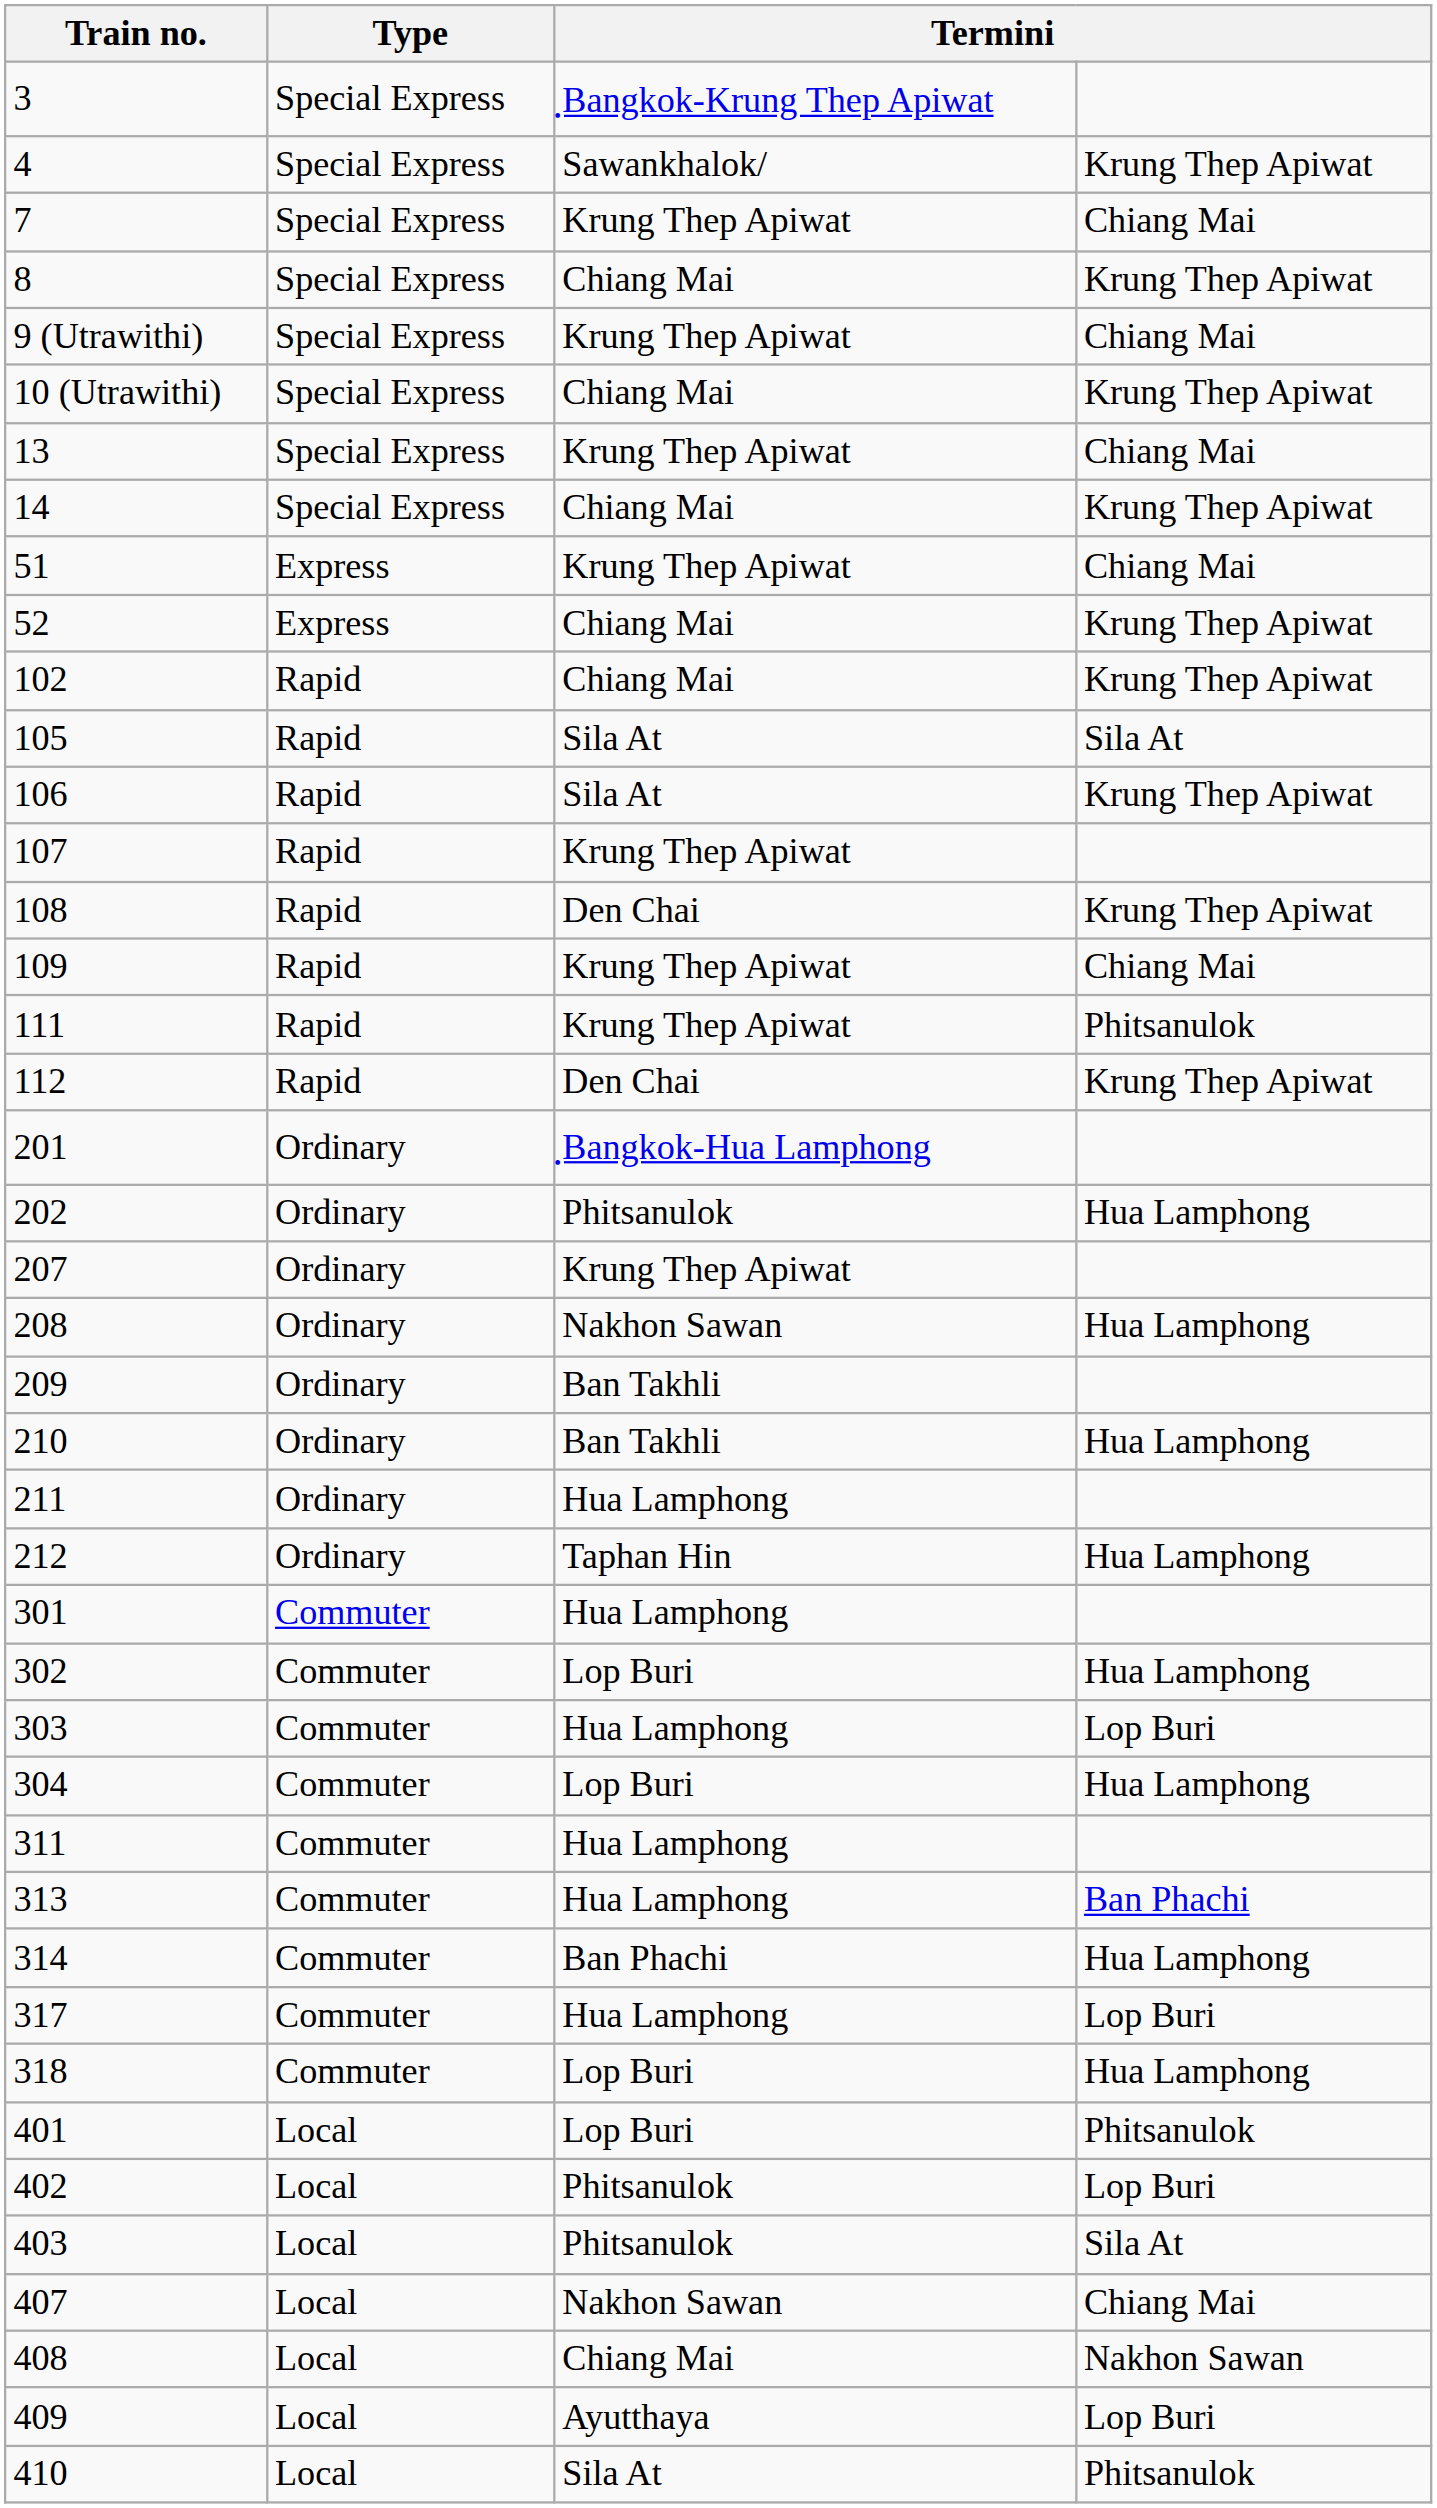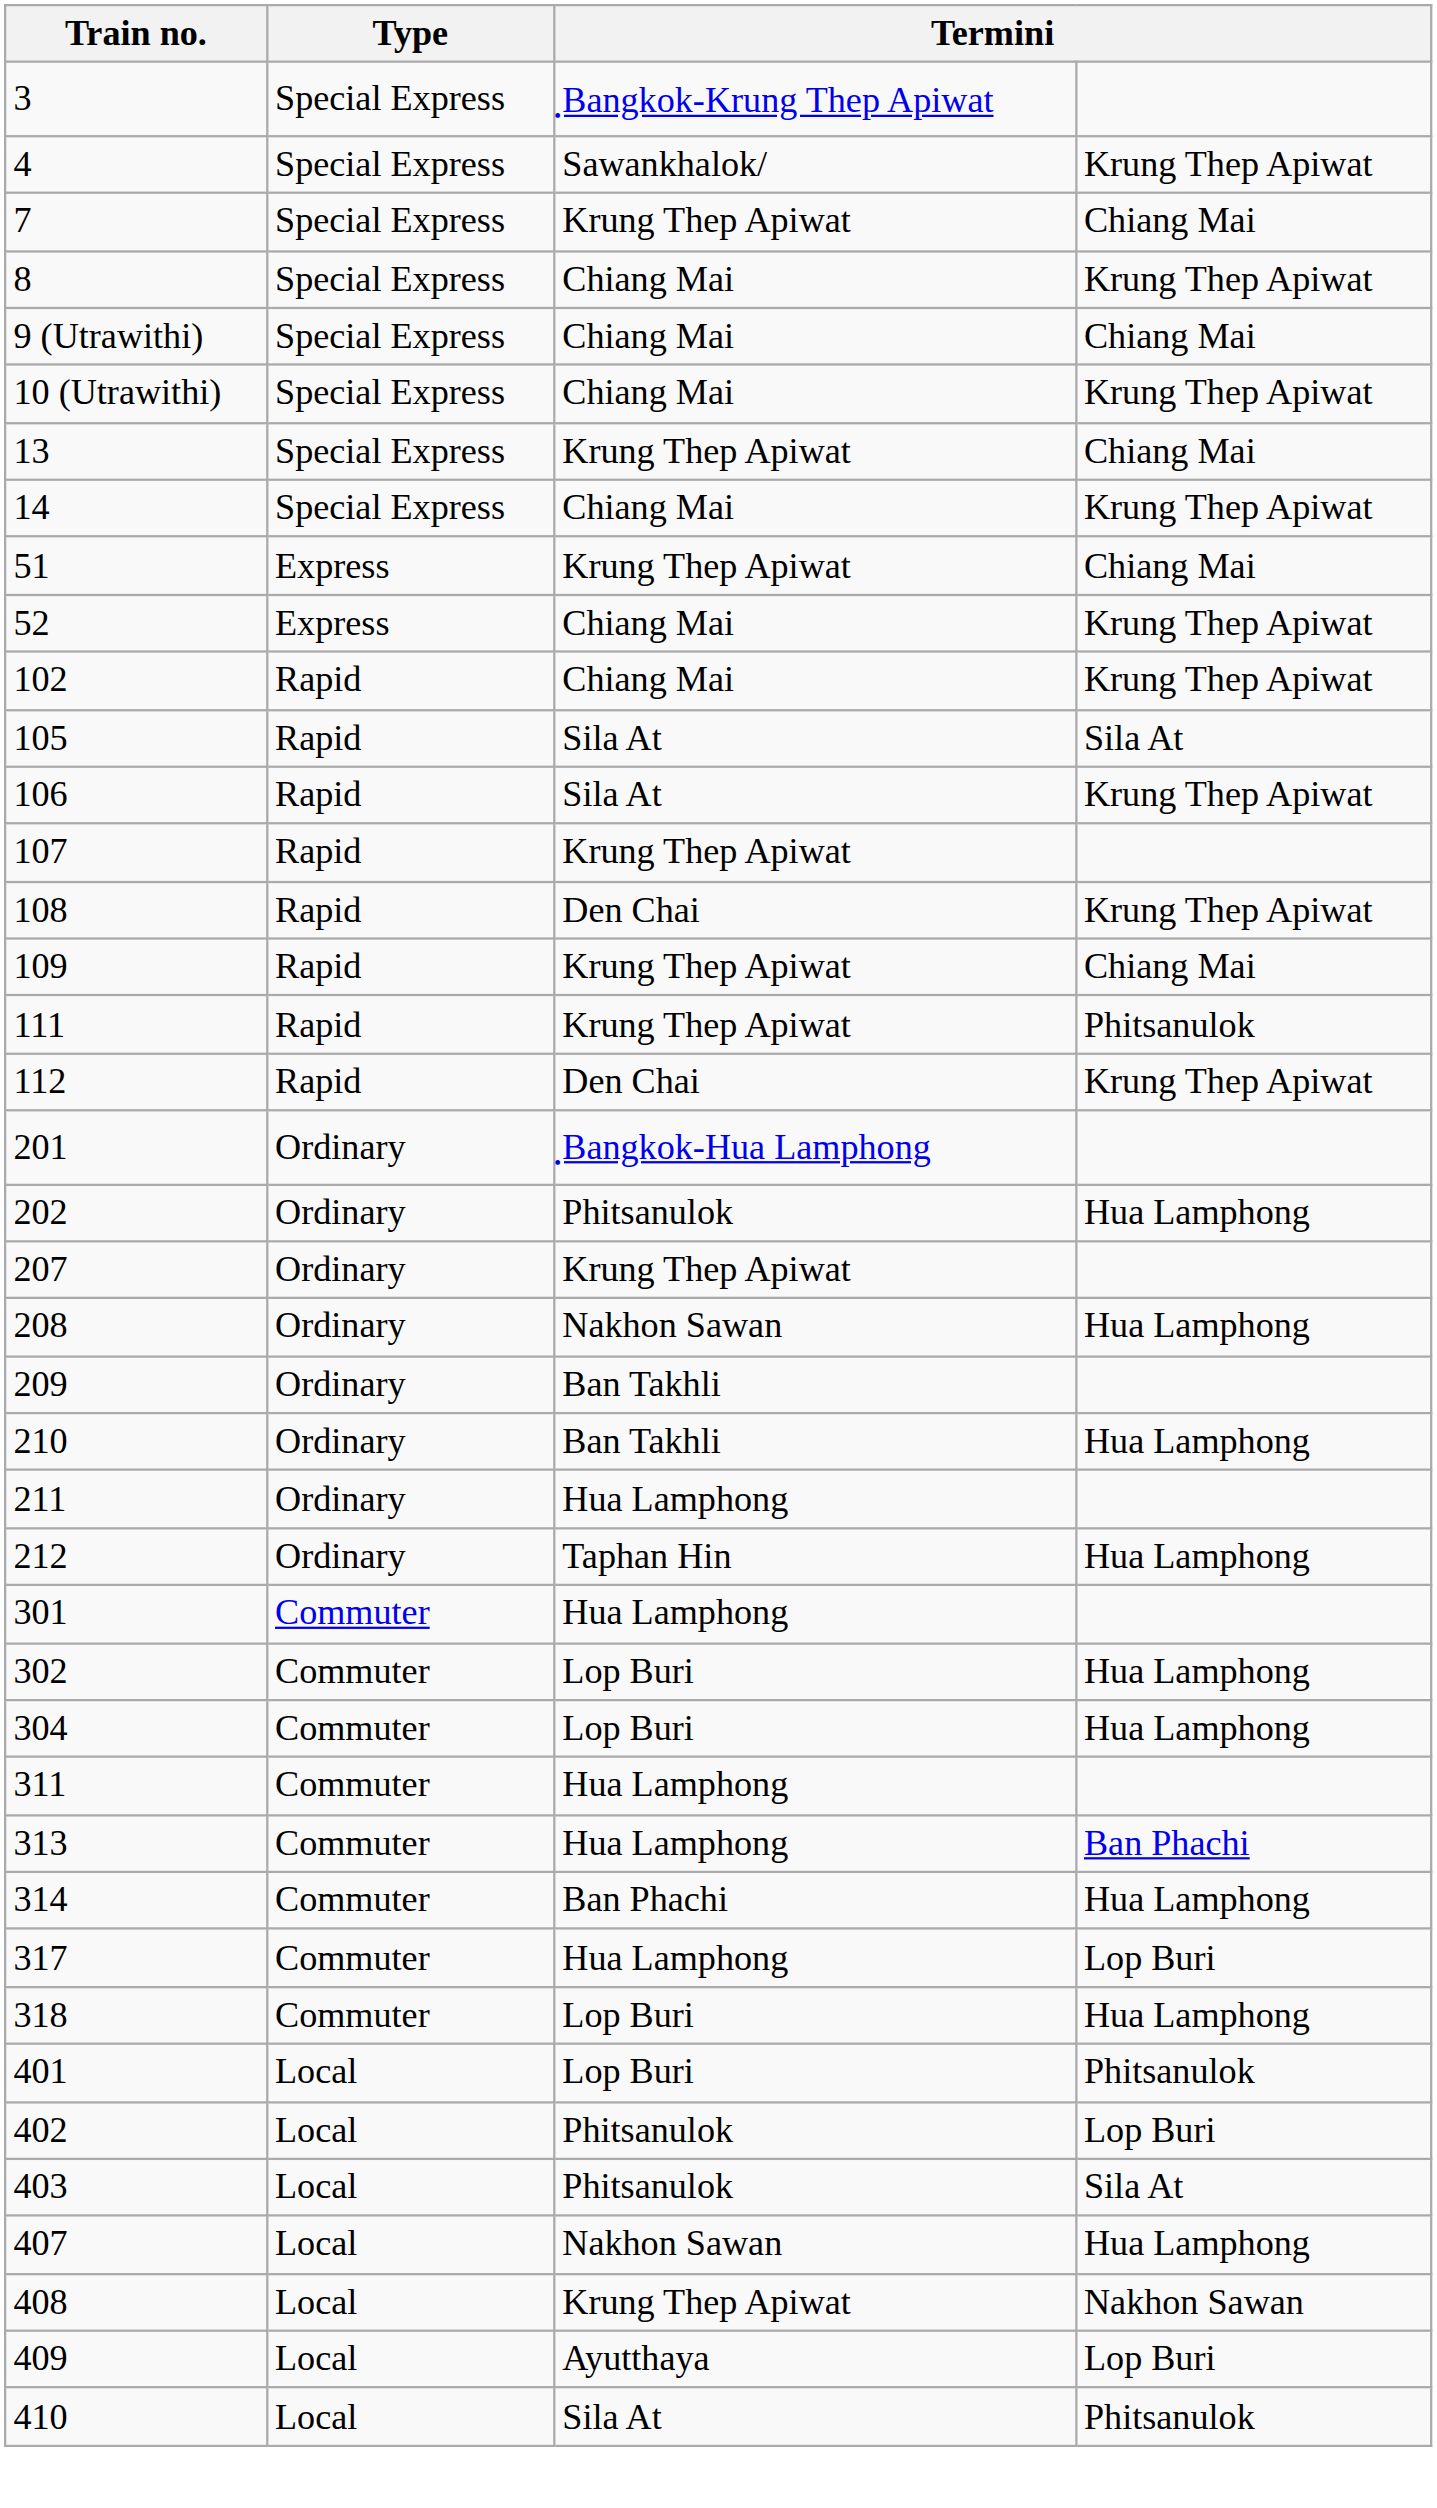(707, 335) Krung Thep Apiwat -> (648, 335) Chiang Mai
- row: (41, 1727)
(1170, 2301) Chiang Mai -> (1197, 2244) Hua Lamphong
(648, 2358) Chiang Mai -> (707, 2301) Krung Thep Apiwat
